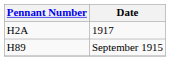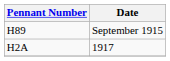rows swapped: (16, 47) <-> (17, 30)
